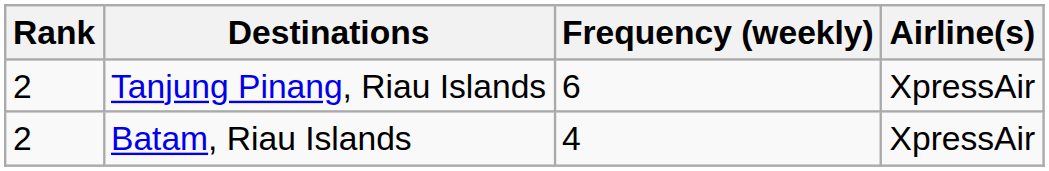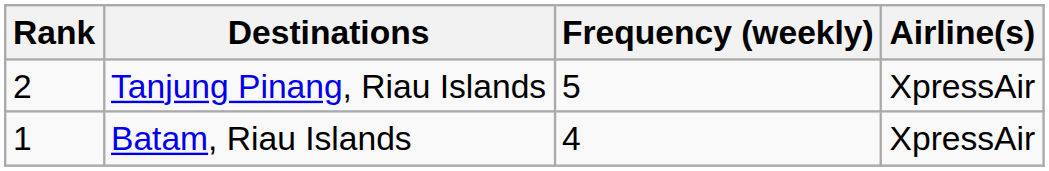(571, 86) 6 -> (571, 86) 5
(22, 139) 2 -> (22, 139) 1
